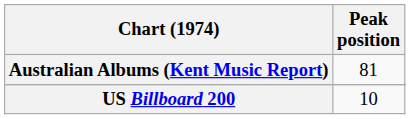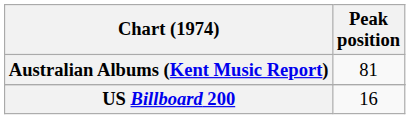(369, 98) 10 -> (369, 98) 16
